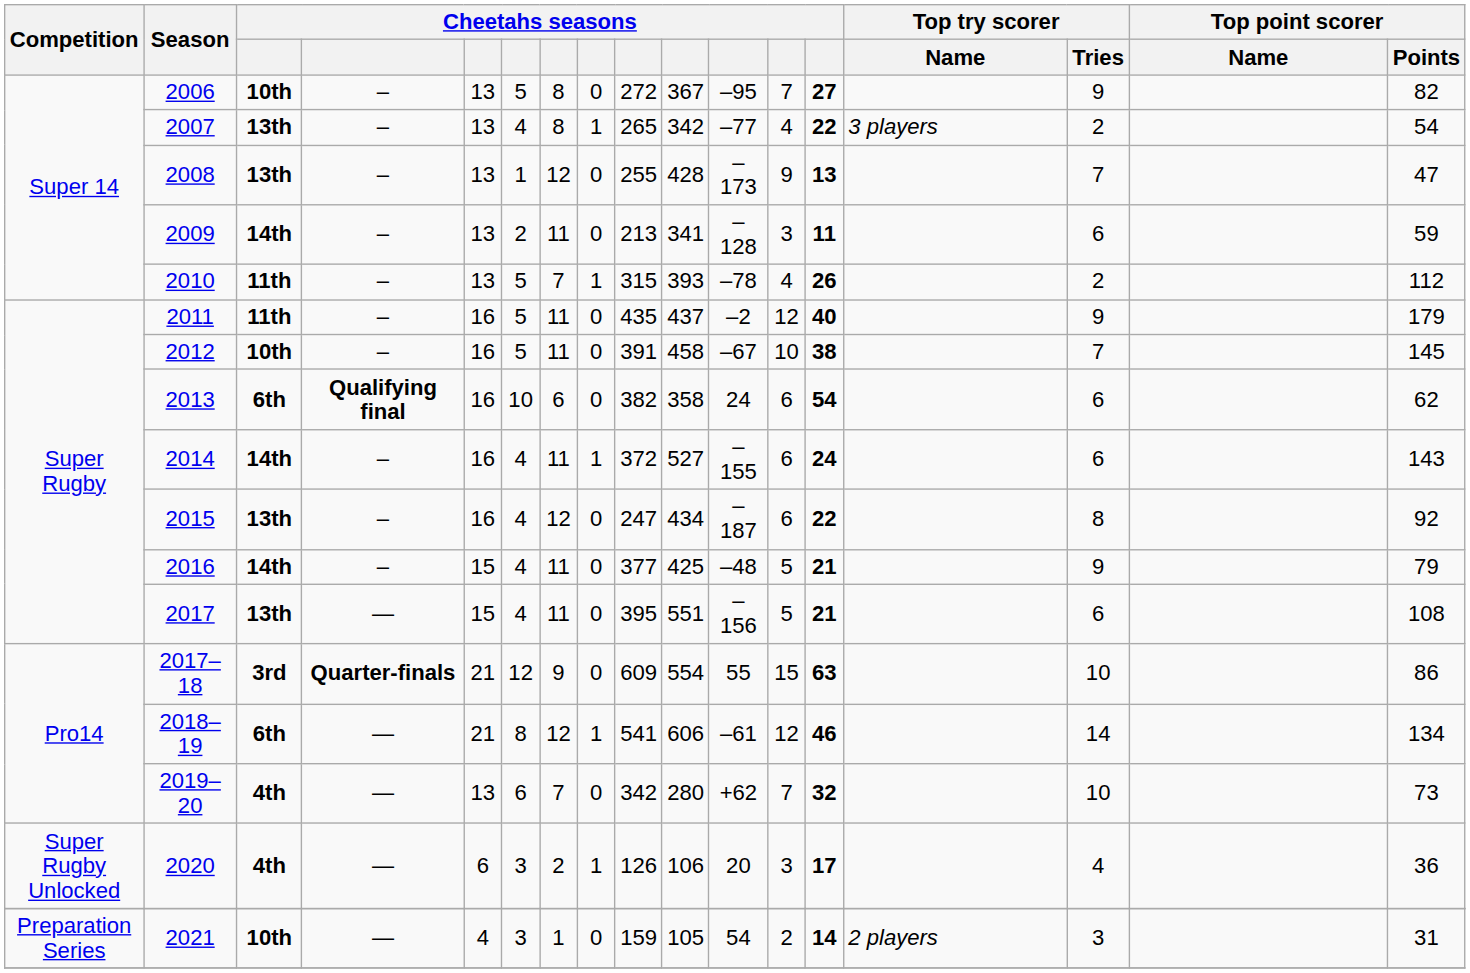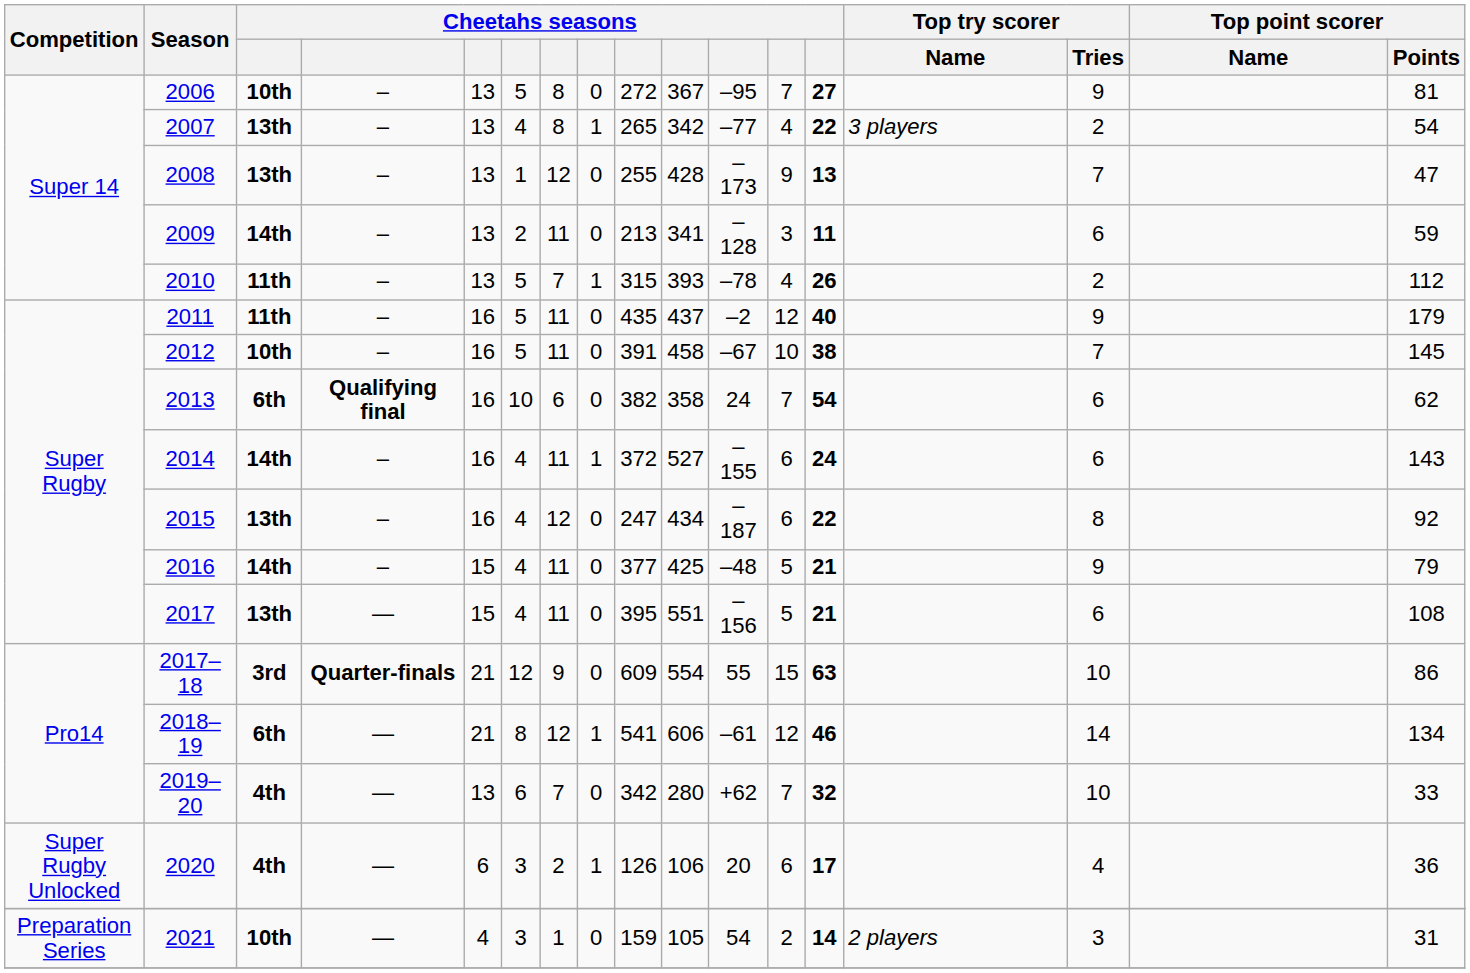(1426, 92) 82 -> (1426, 92) 81
(787, 399) 6 -> (787, 399) 7
(1426, 793) 73 -> (1426, 793) 33
(787, 865) 3 -> (787, 865) 6
